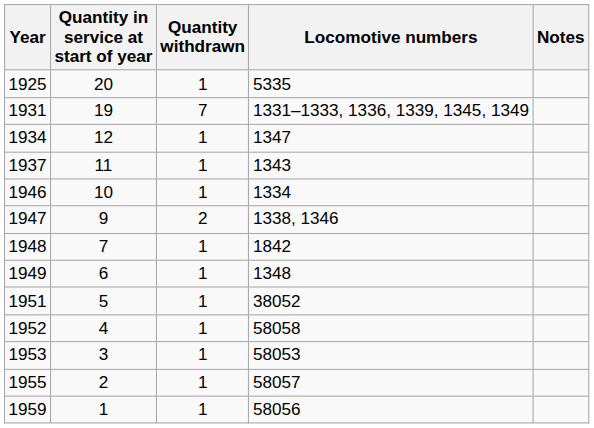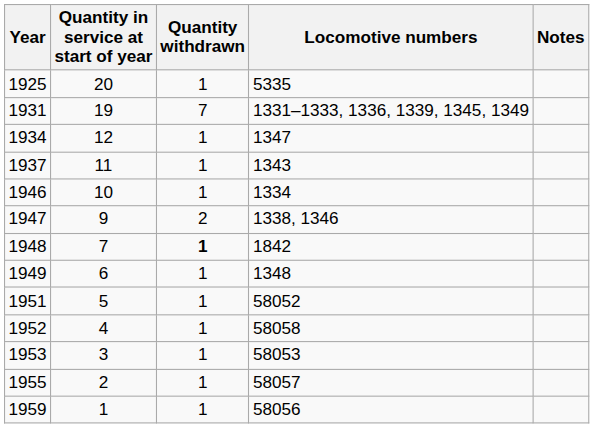(203, 246) normal -> (203, 246) bold
(277, 300) 38052 -> (277, 300) 58052
